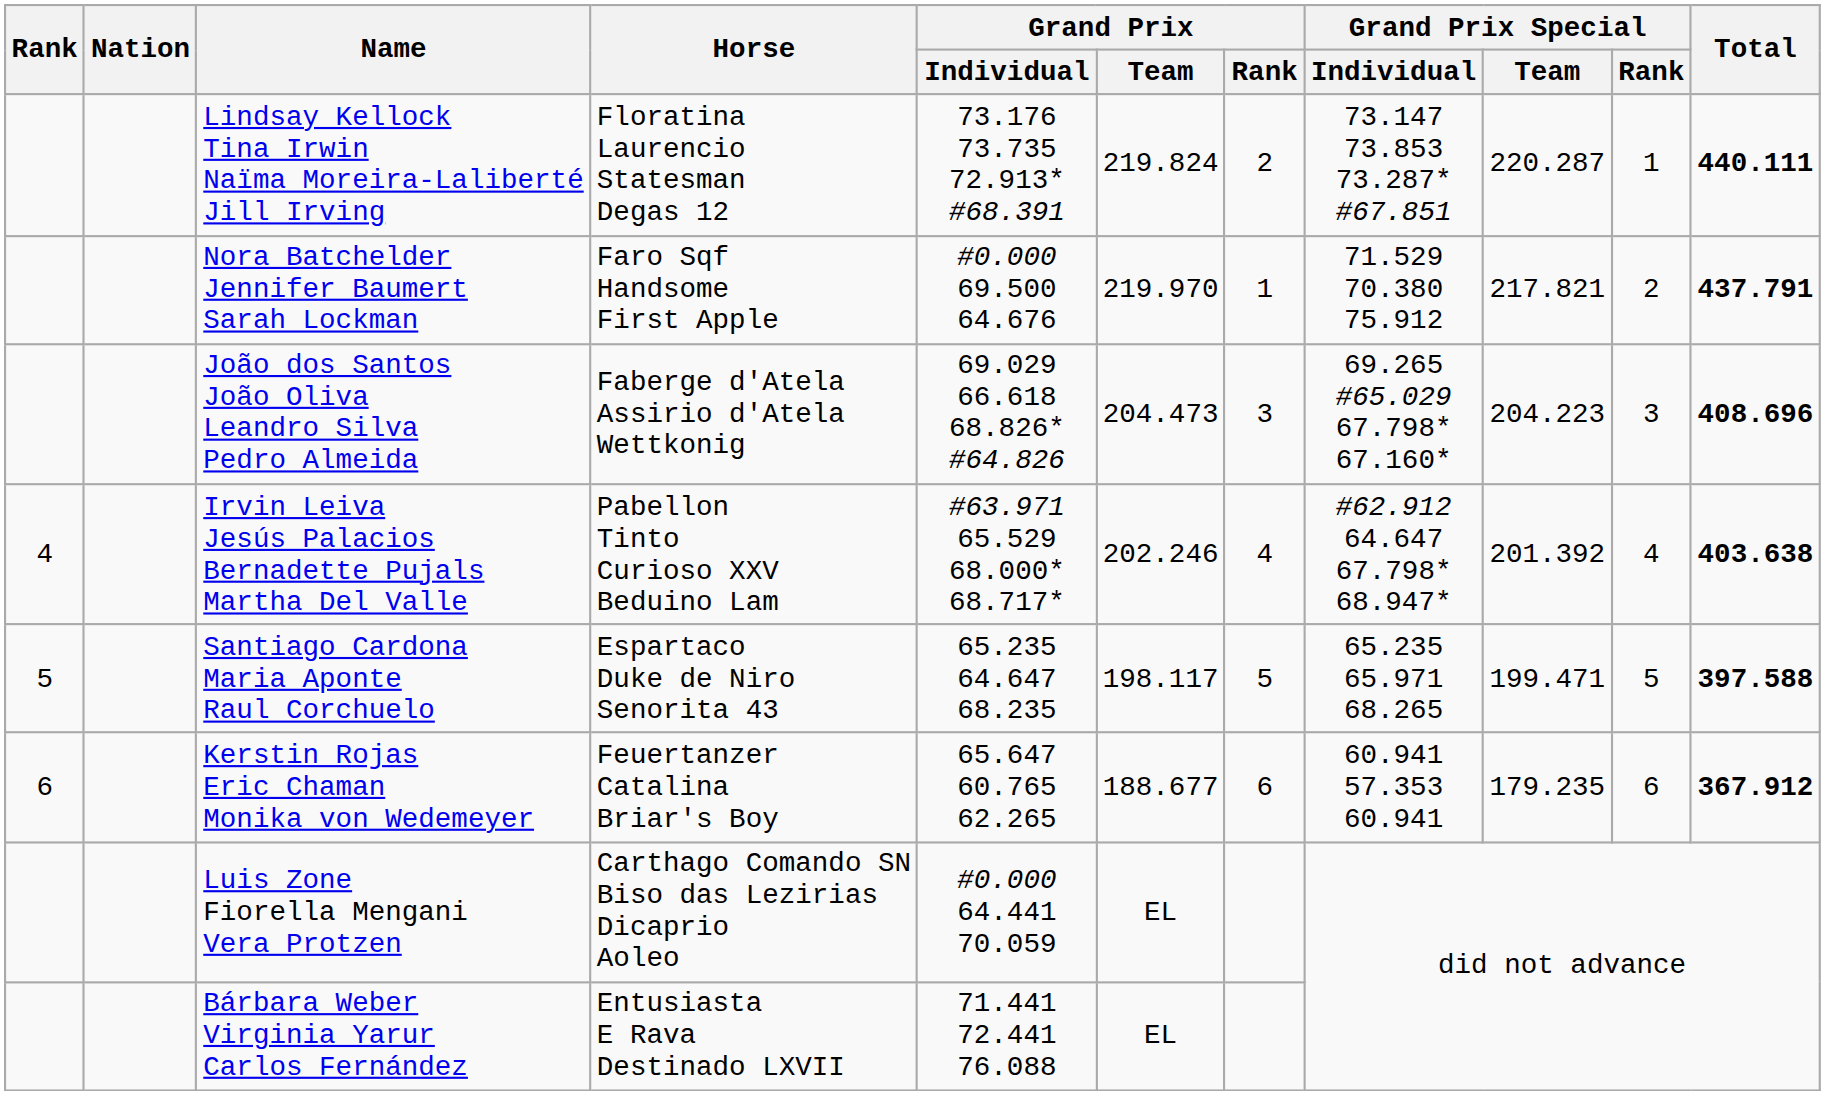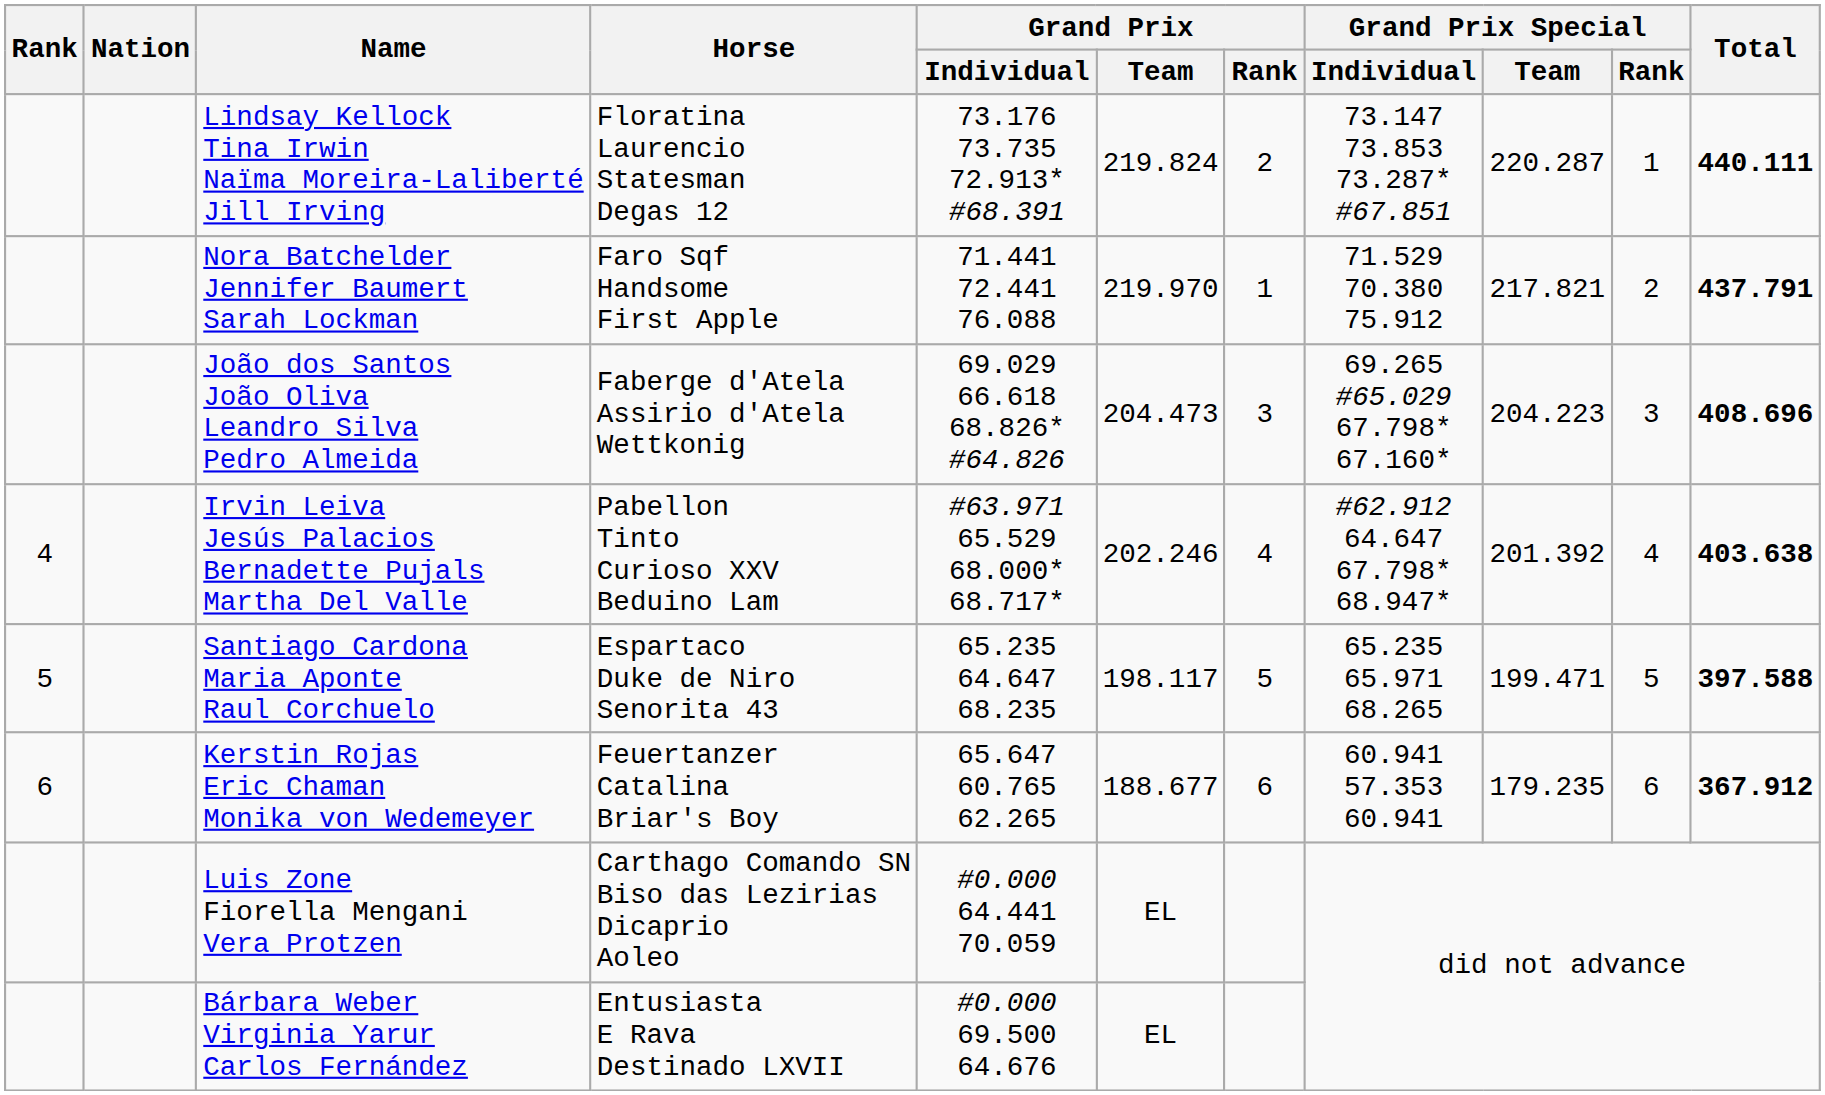(1007, 289) #0.000 69.500 64.676 -> (1007, 289) 71.441 72.441 76.088
(1007, 1036) 71.441 72.441 76.088 -> (1007, 1036) #0.000 69.500 64.676
